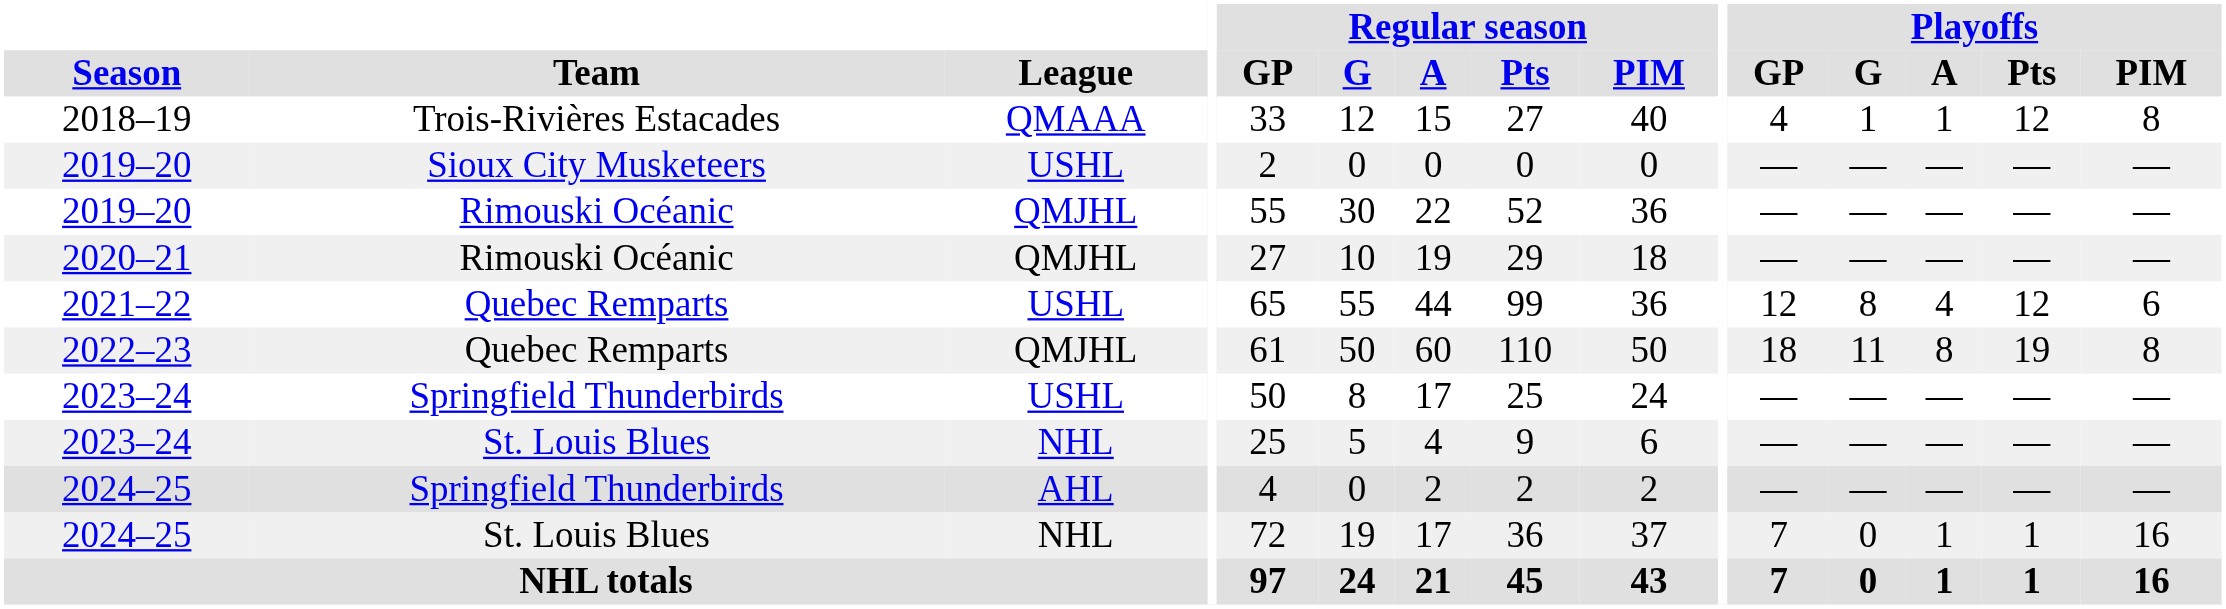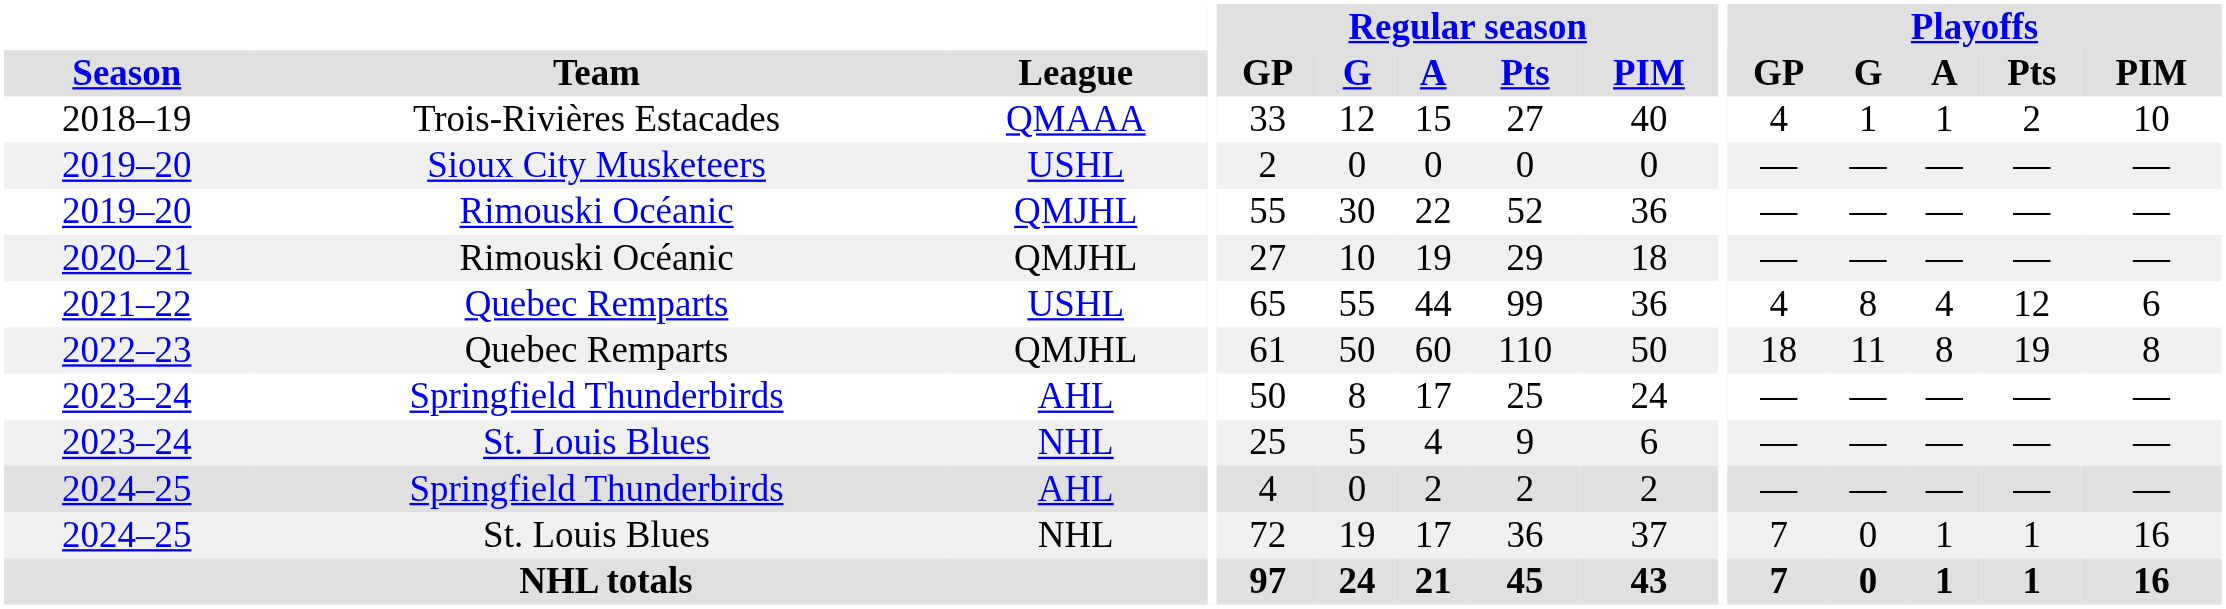(2032, 118) 12 -> (2032, 118) 2
(2151, 118) 8 -> (2151, 118) 10
(1779, 303) 12 -> (1779, 303) 4
(1076, 396) USHL -> (1076, 396) AHL
